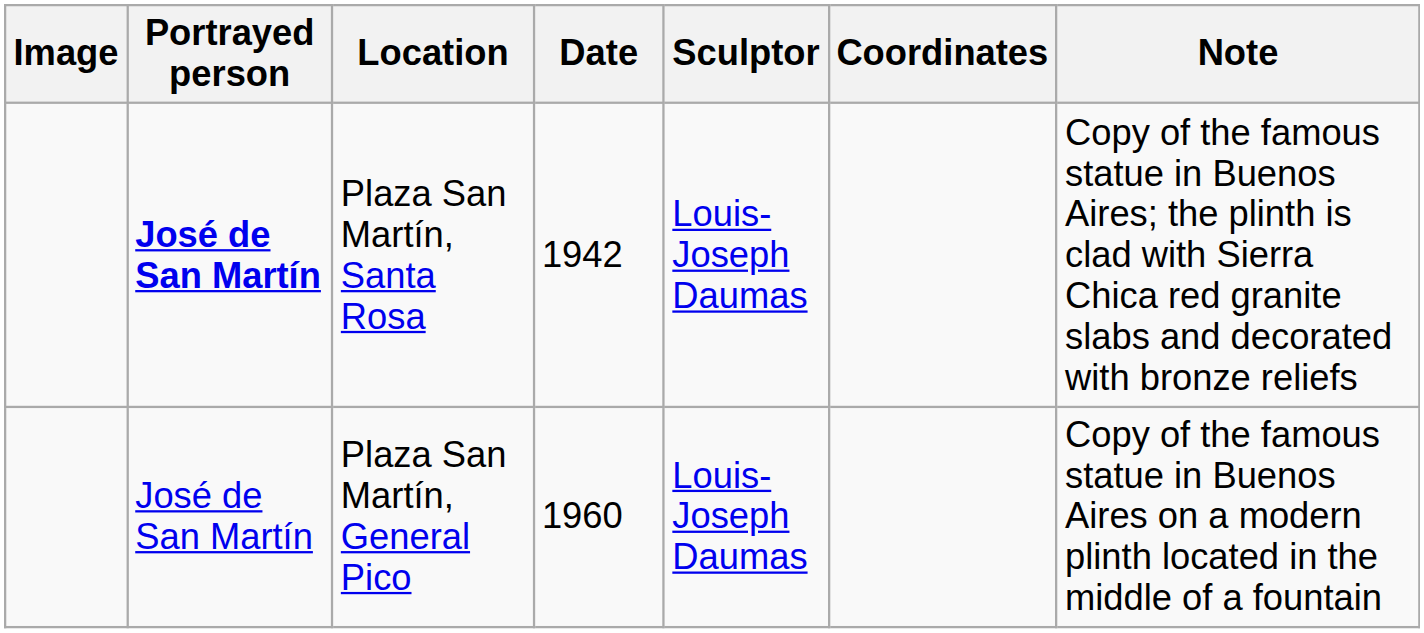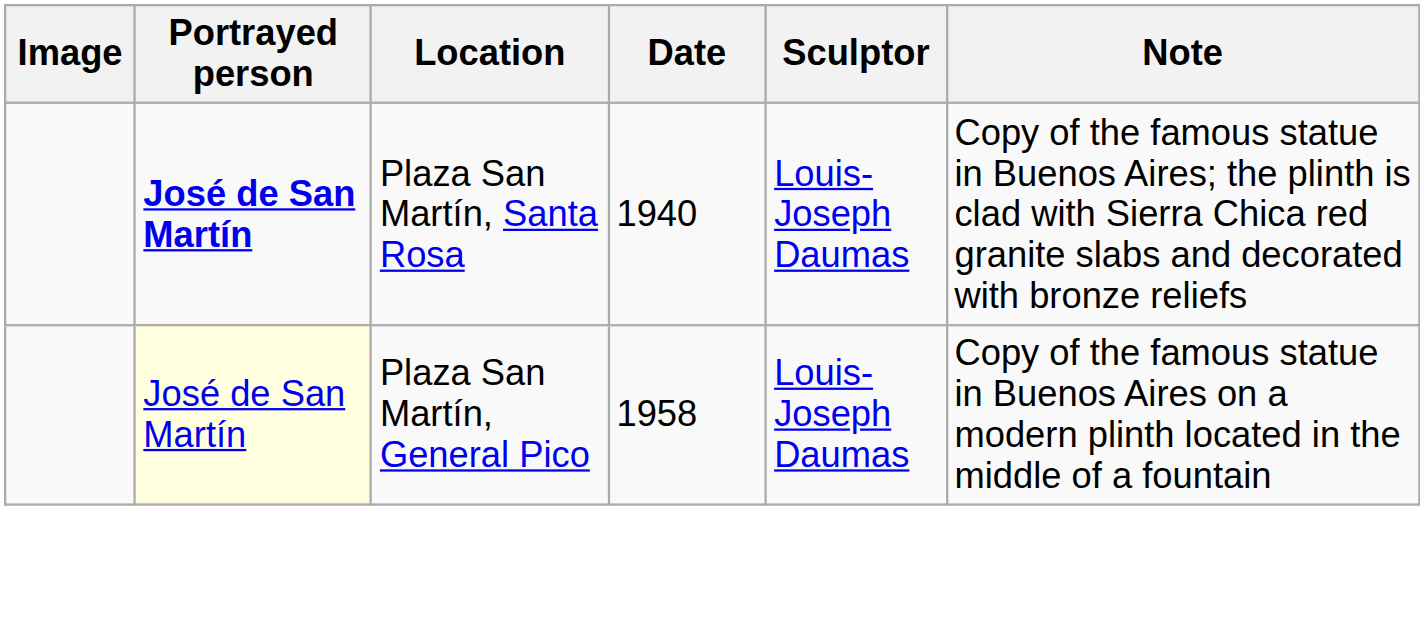- column: (942, 53)
(582, 254) 1942 -> (657, 213) 1940
(224, 516) no background -> (244, 414) lightyellow background
(582, 516) 1960 -> (657, 414) 1958
